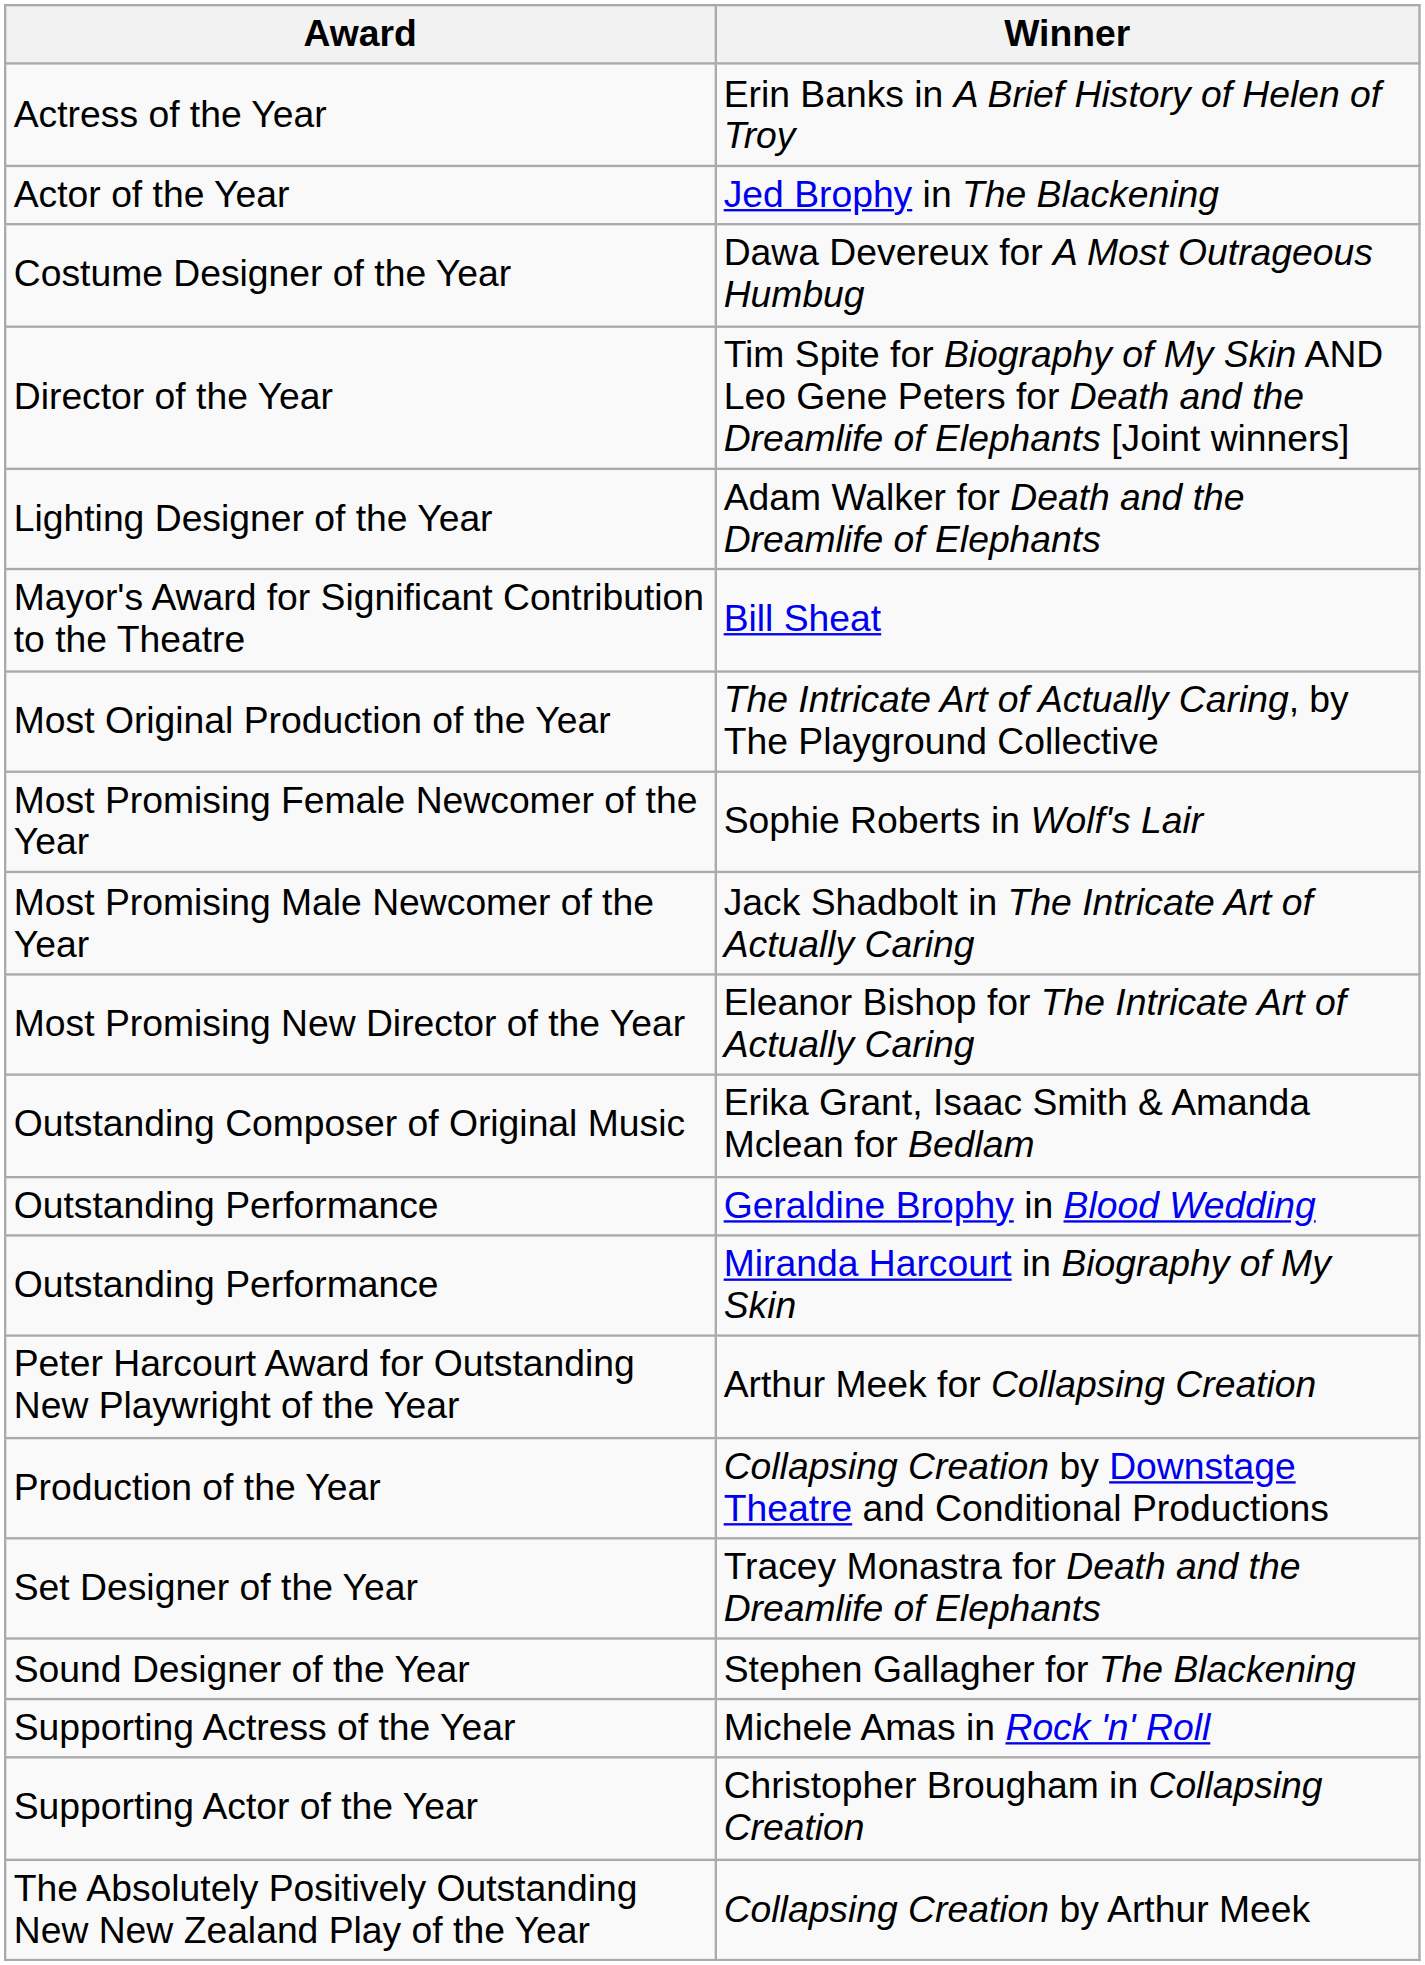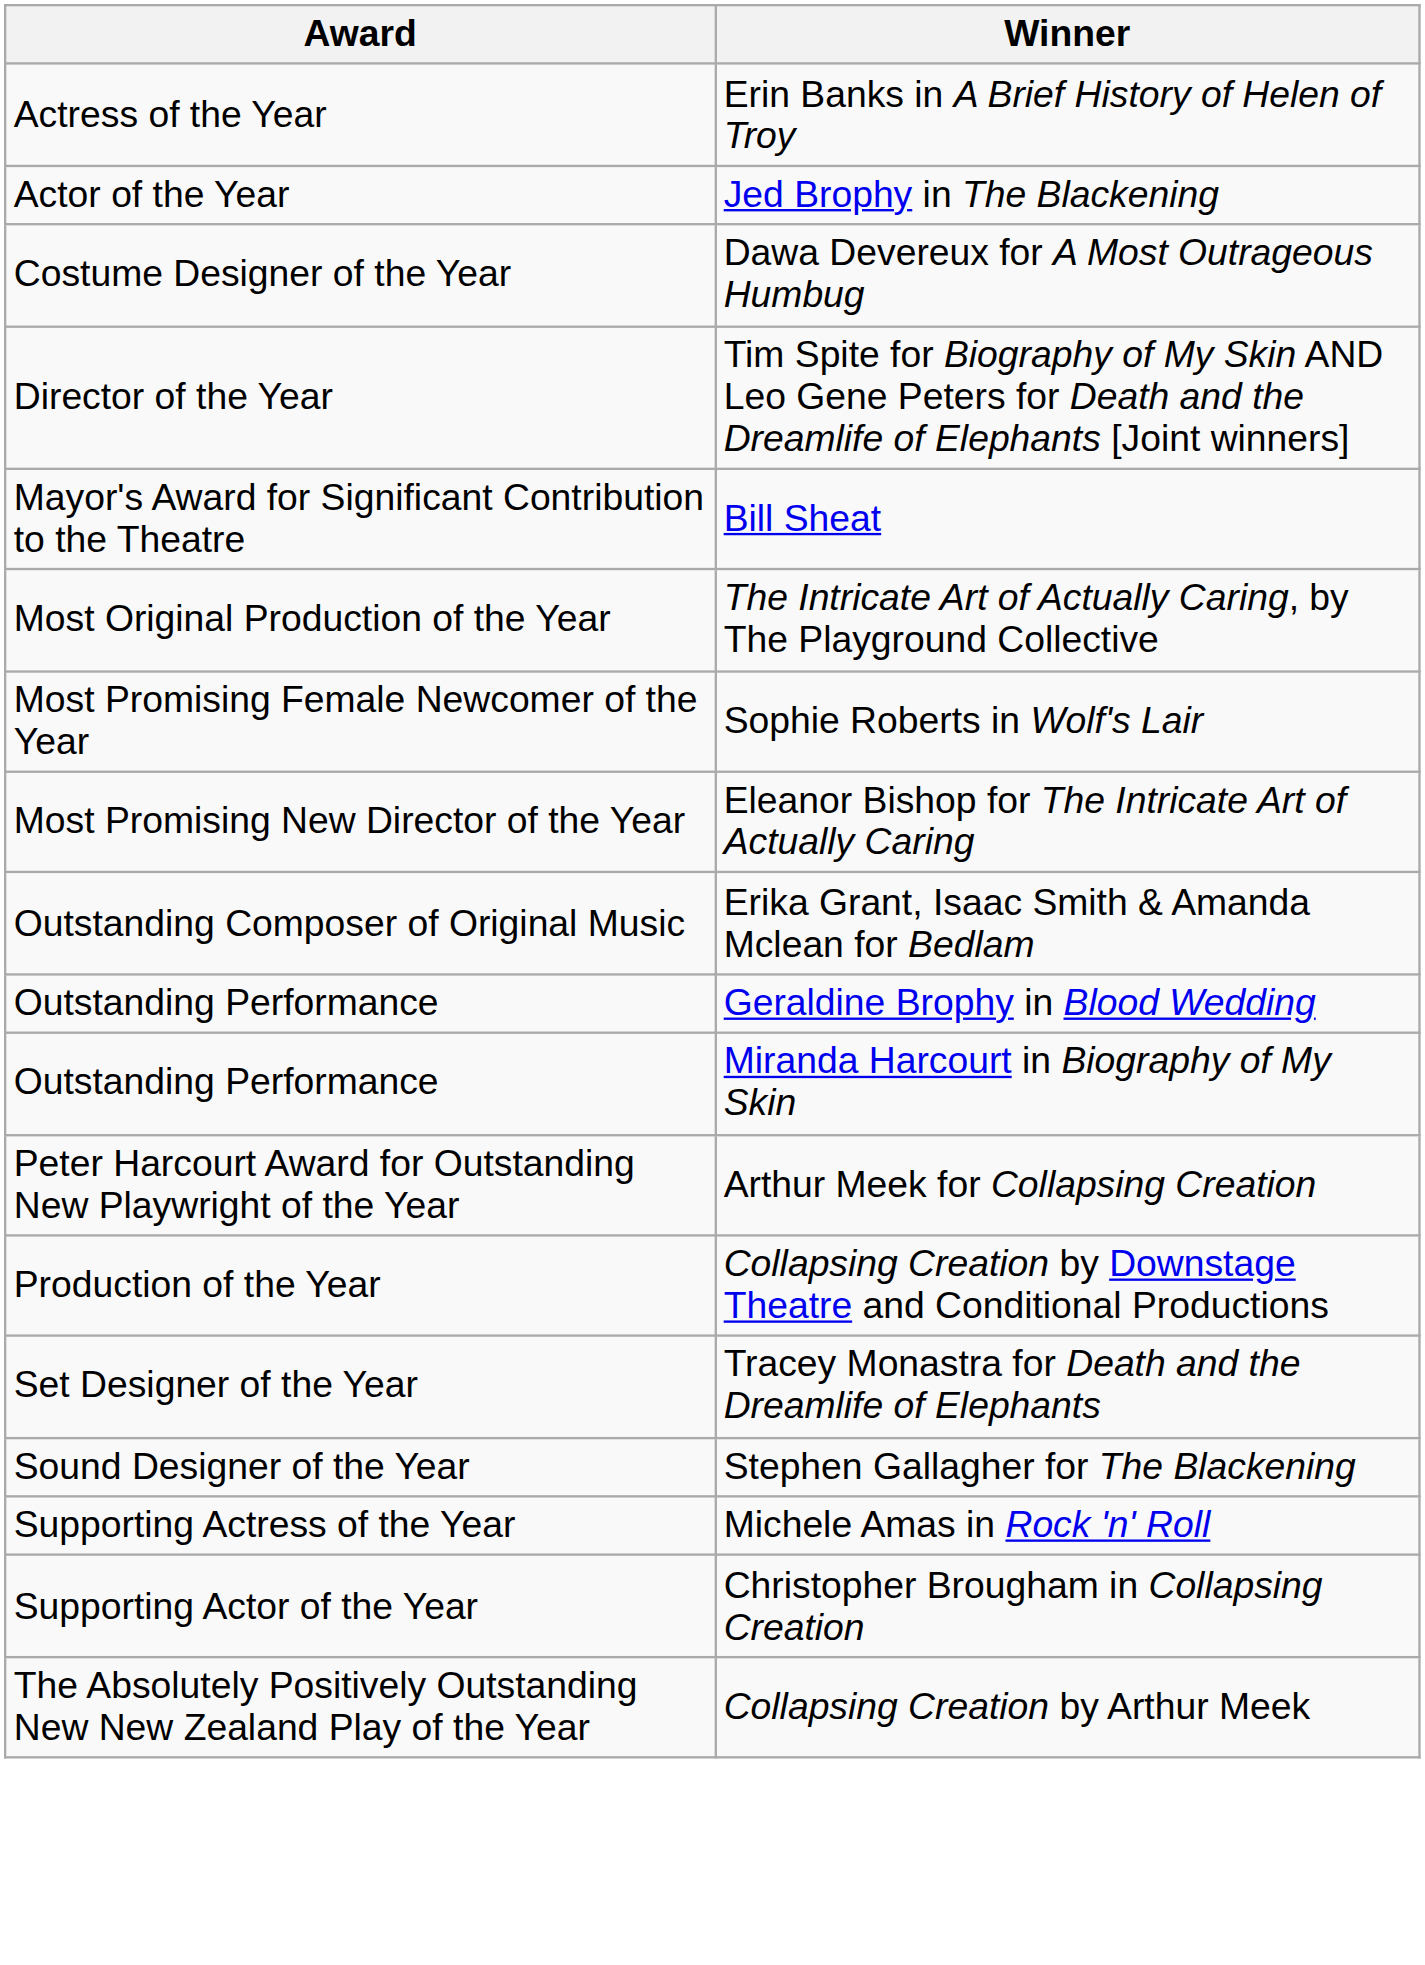- row: (984, 518)
- row: (1018, 922)
